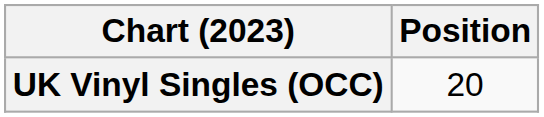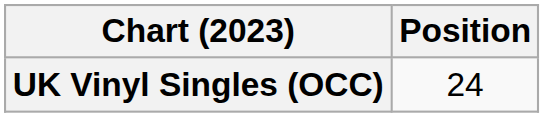(465, 84) 20 -> (465, 84) 24
